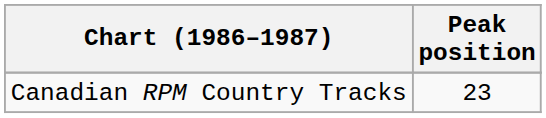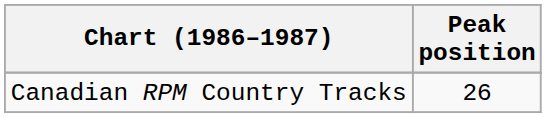(477, 93) 23 -> (477, 93) 26
